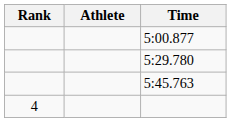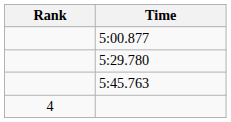- column: (102, 15)
